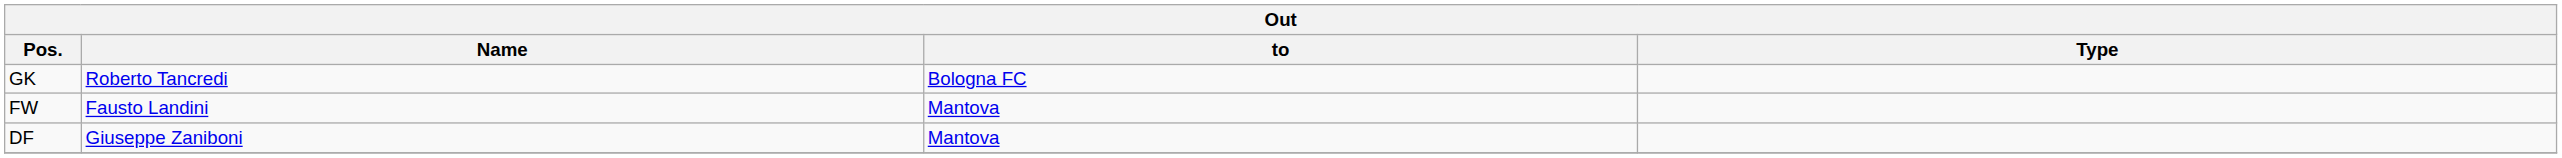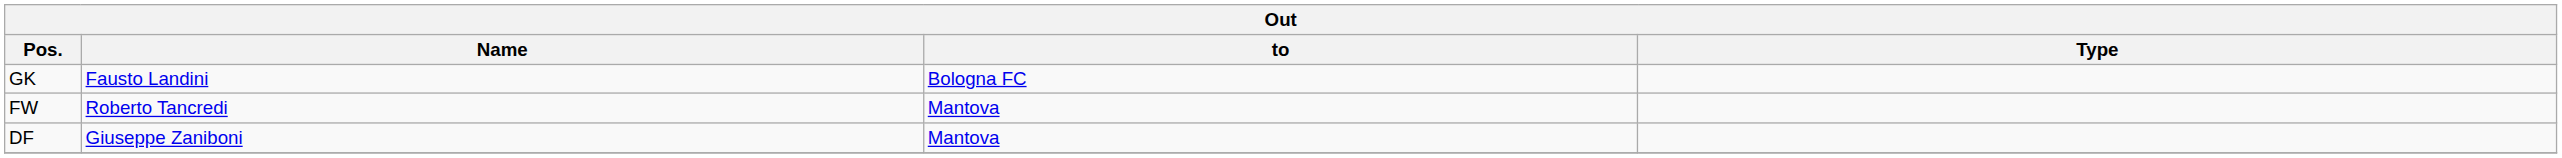(157, 79) Roberto Tancredi -> (147, 79) Fausto Landini
(147, 109) Fausto Landini -> (157, 109) Roberto Tancredi
